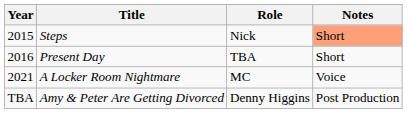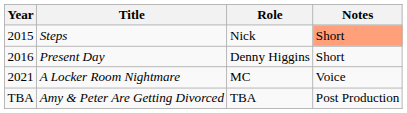(243, 56) TBA -> (270, 56) Denny Higgins
(270, 98) Denny Higgins -> (243, 98) TBA
